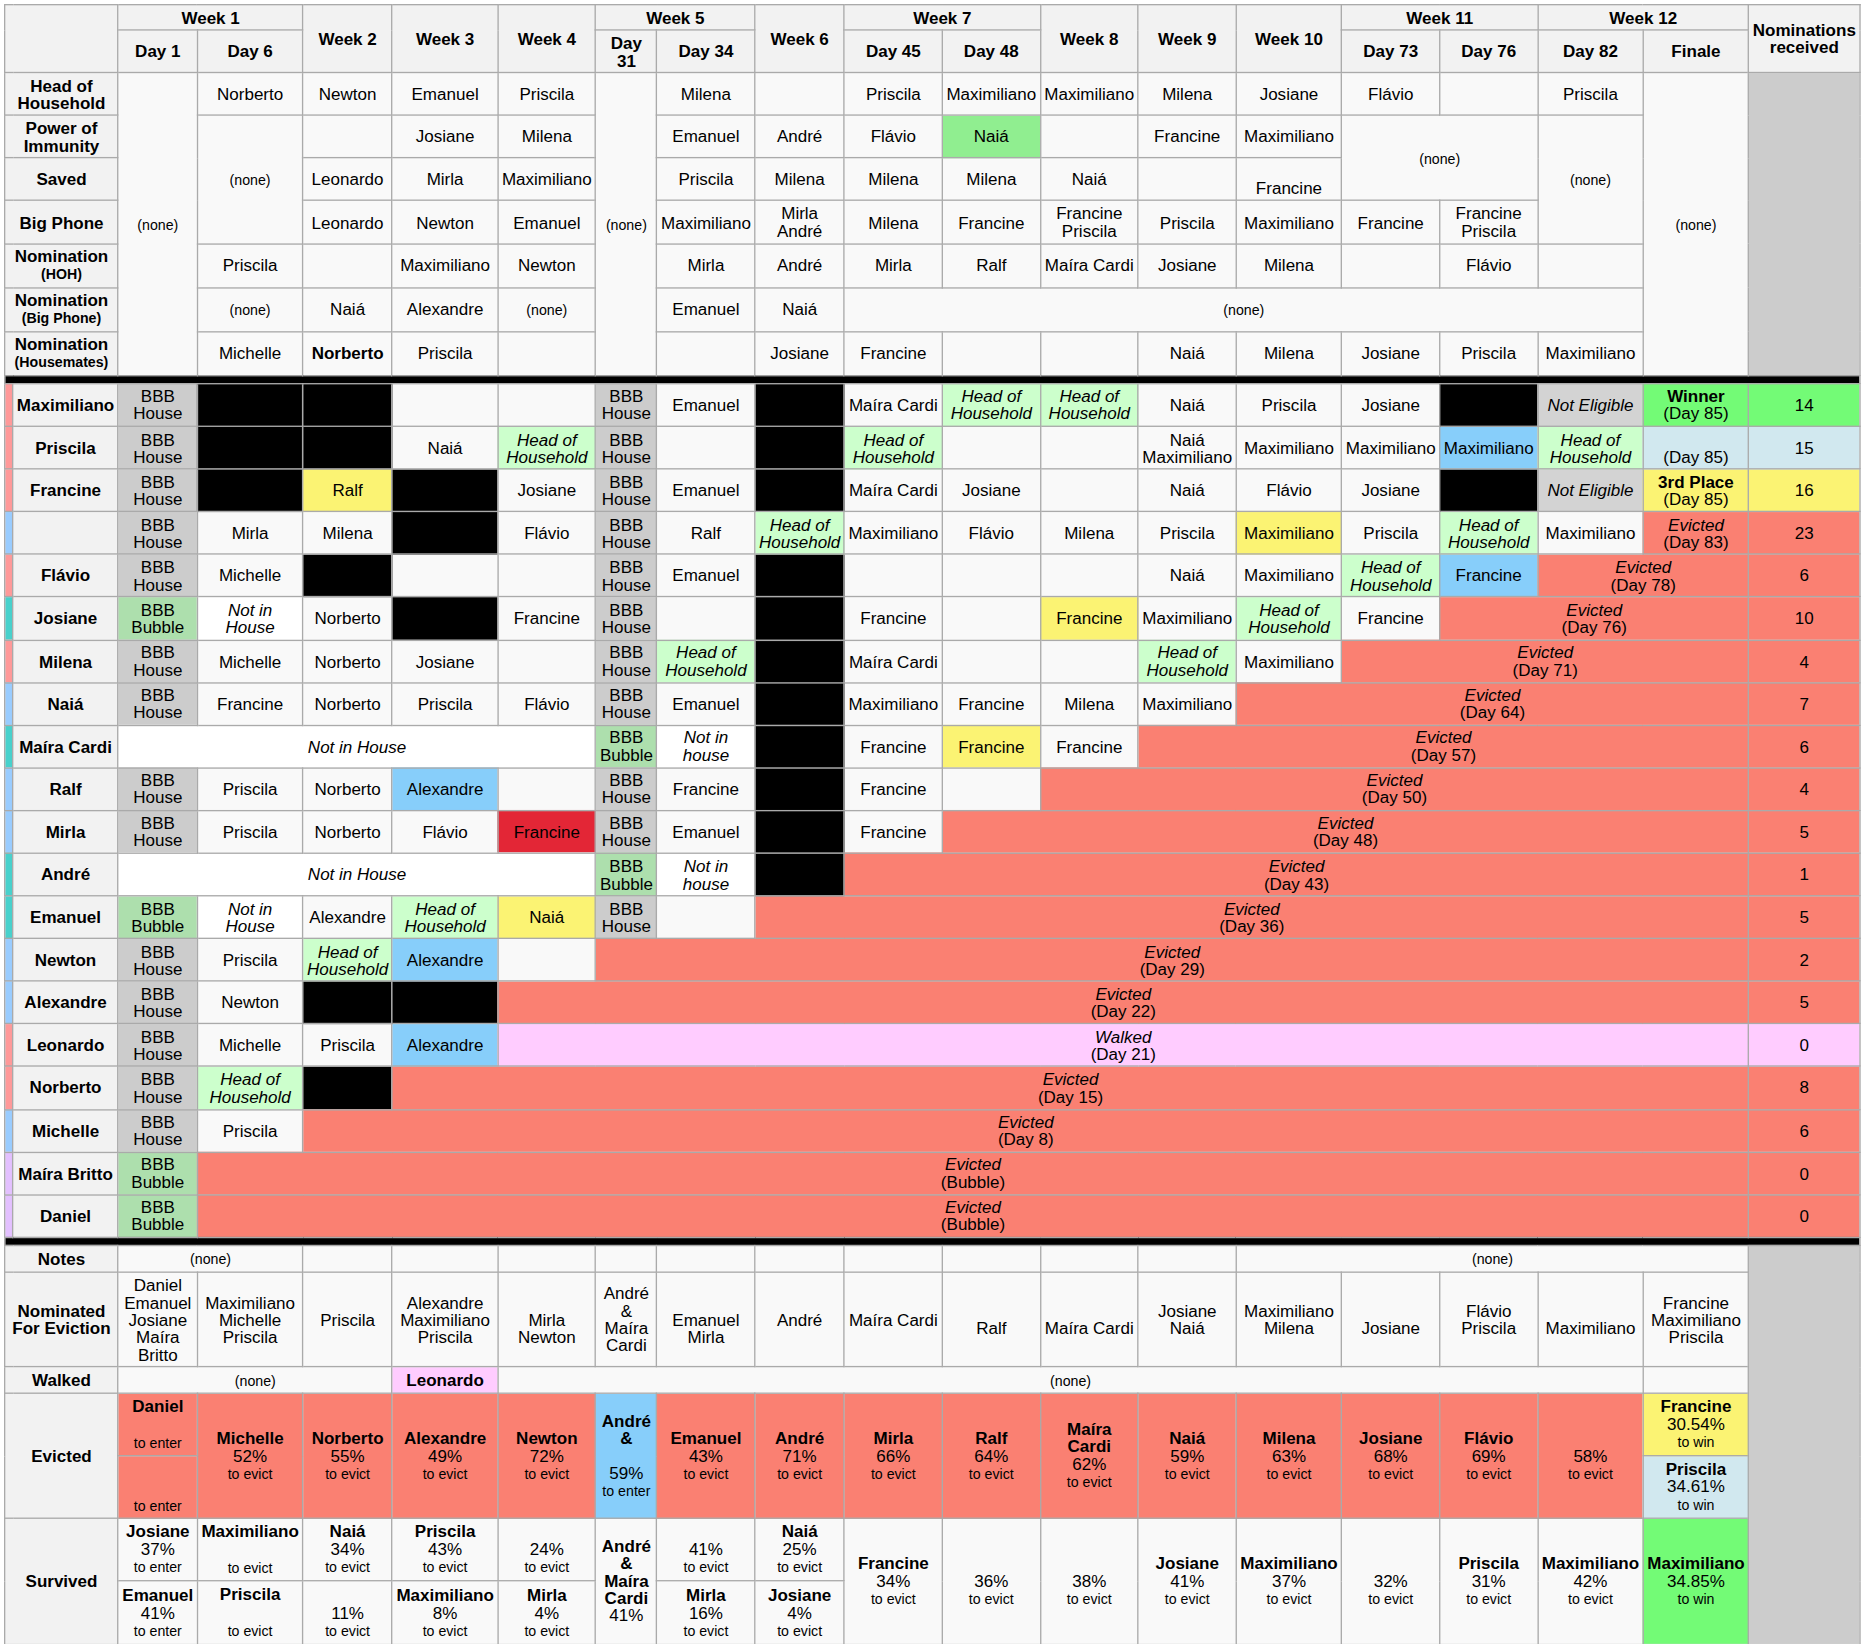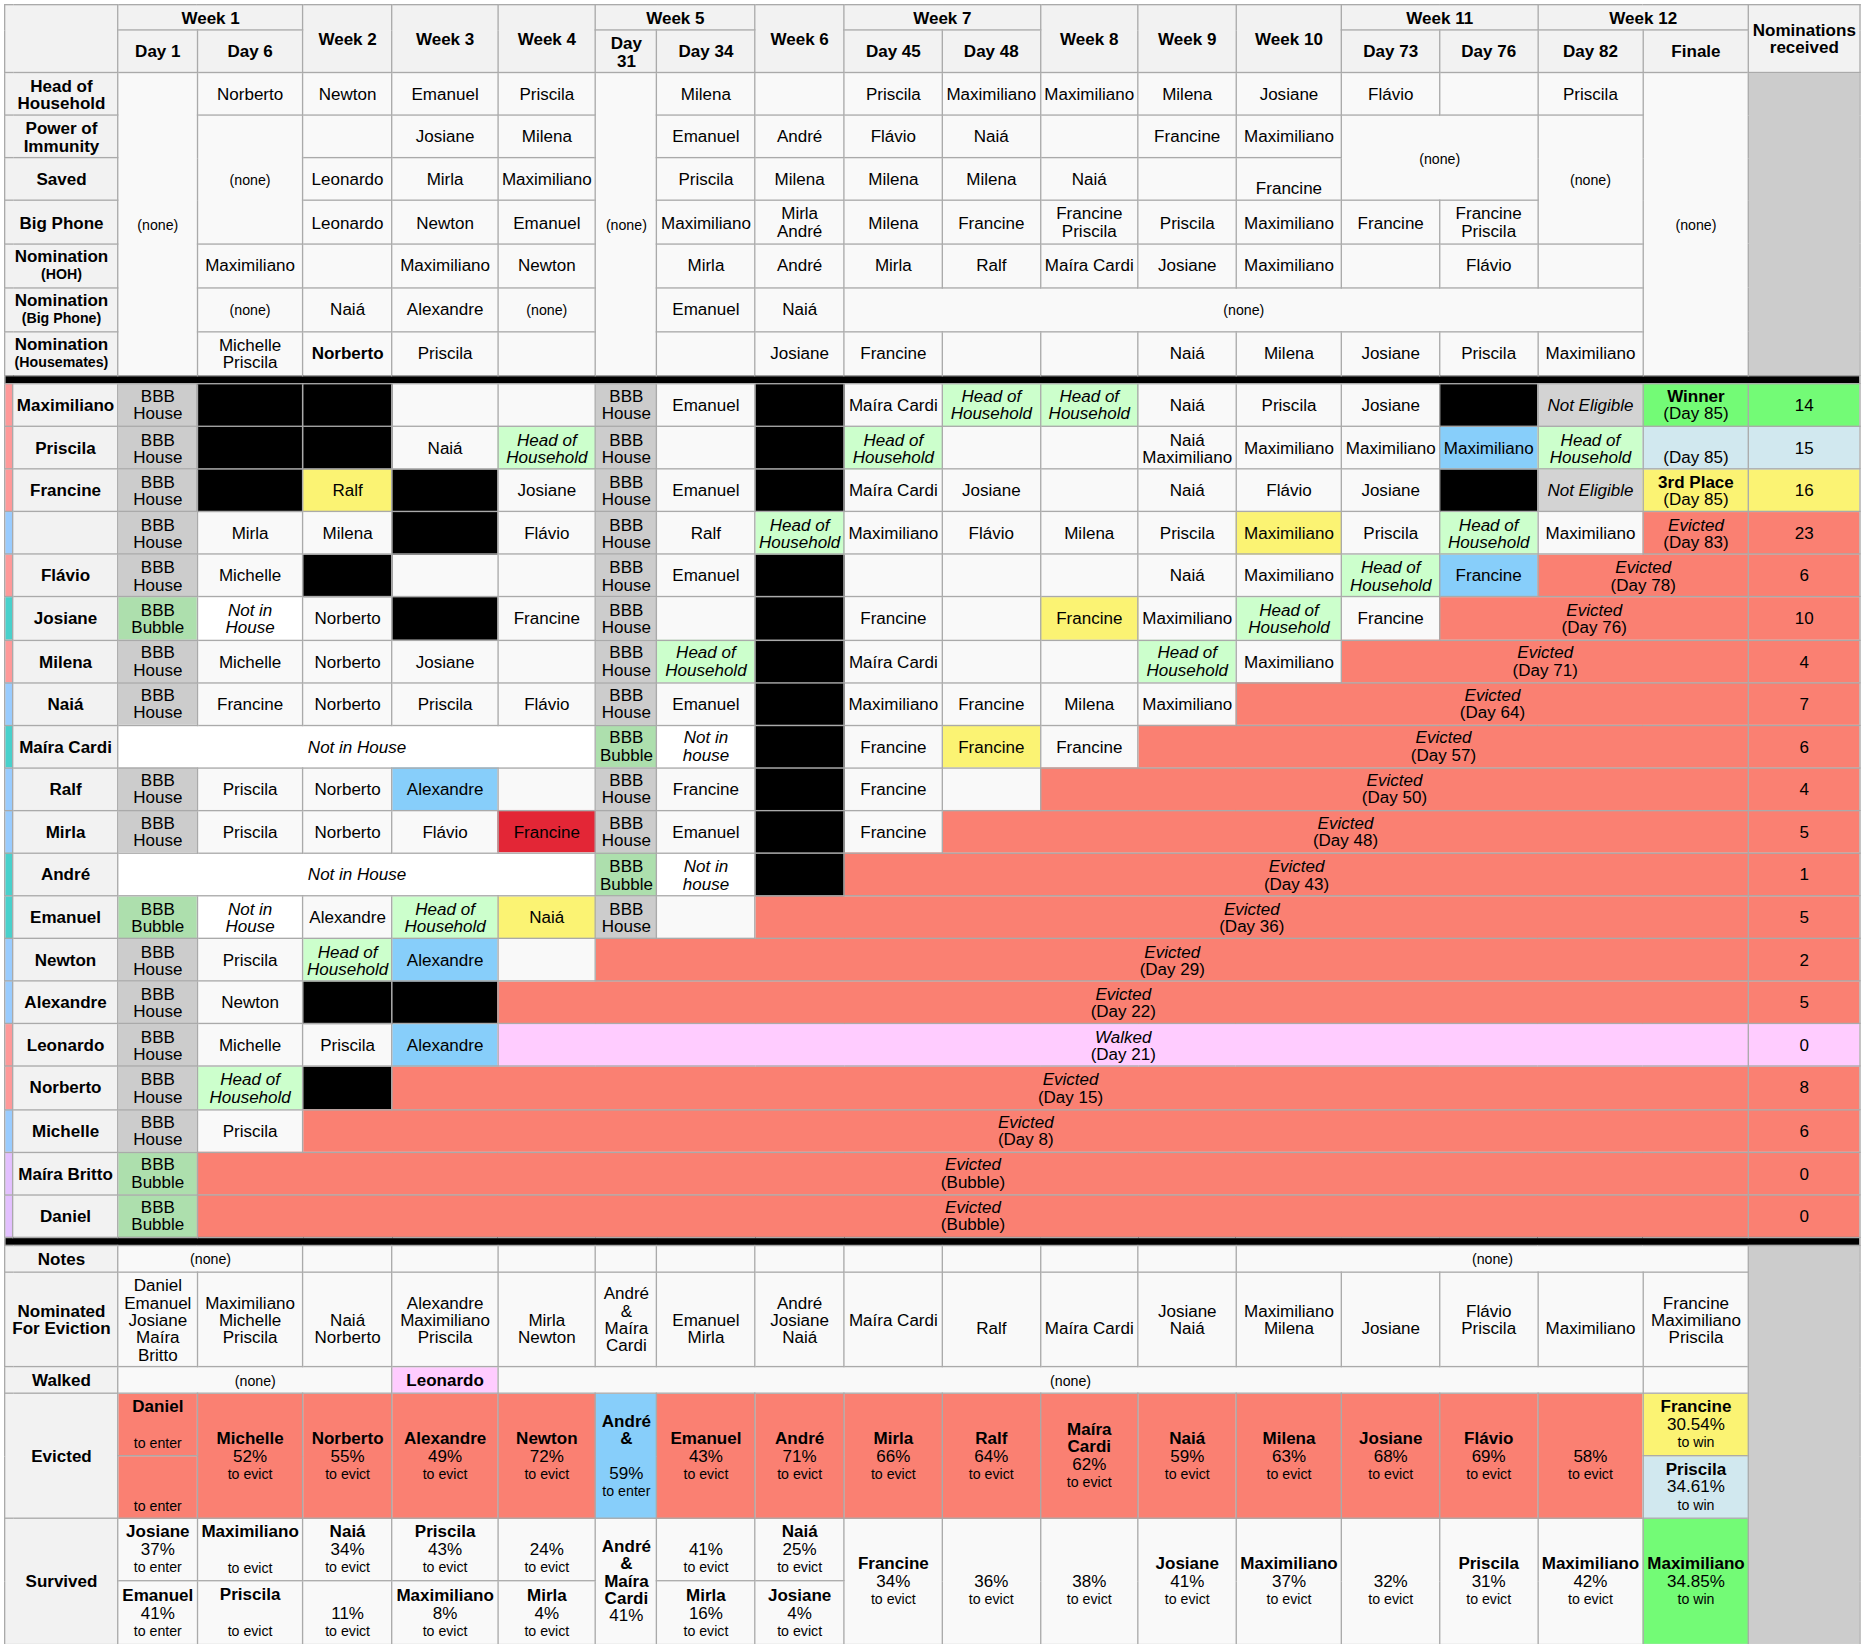(991, 137) lightgreen background -> (991, 137) no background
(250, 265) Priscila -> (250, 265) Maximiliano
(1289, 265) Milena -> (1289, 265) Maximiliano
(250, 353) Michelle -> (250, 353) Michelle Priscila
(348, 1319) Priscila -> (348, 1328) Naiá Norberto
(800, 1319) André -> (800, 1319) André Josiane Naiá
